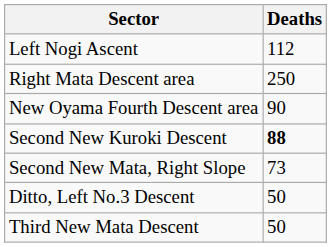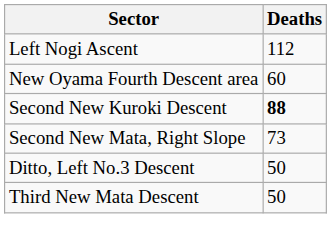- row: (102, 78)
(276, 108) 90 -> (276, 78) 60
